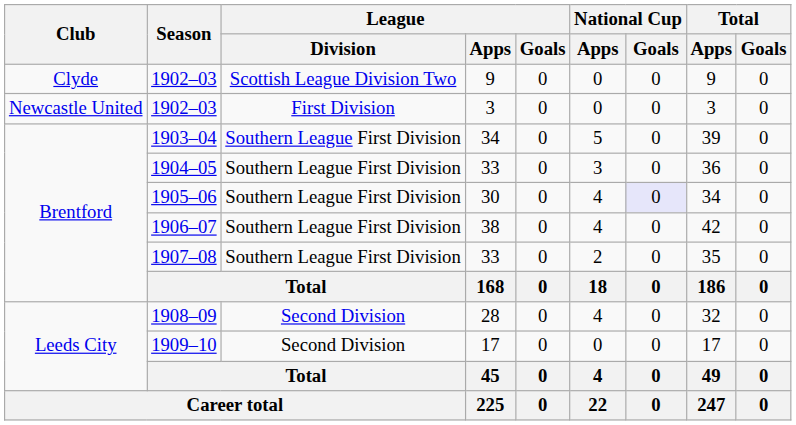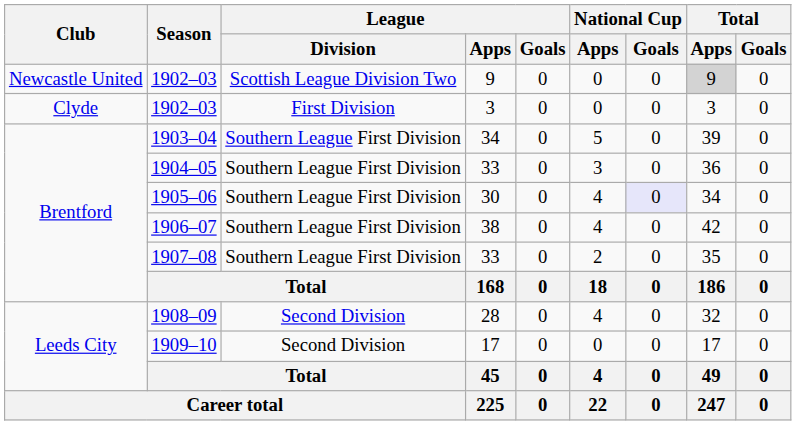(76, 78) Clyde -> (76, 78) Newcastle United
(711, 78) no background -> (711, 78) lightgrey background
(76, 108) Newcastle United -> (76, 108) Clyde
